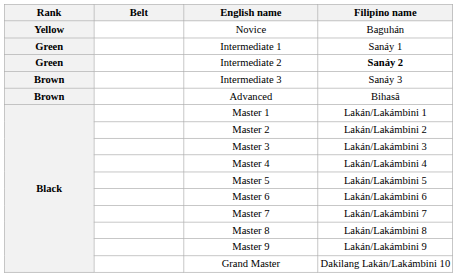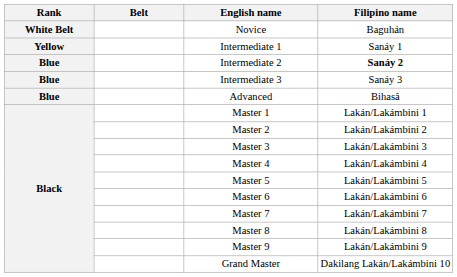(49, 29) Yellow -> (49, 29) White Belt
(49, 46) Green -> (49, 46) Yellow
(49, 63) Green -> (49, 63) Blue
(49, 79) Brown -> (49, 79) Blue
(49, 96) Brown -> (49, 96) Blue
